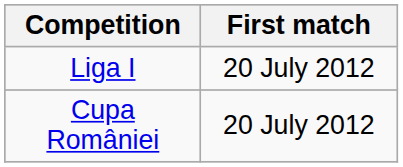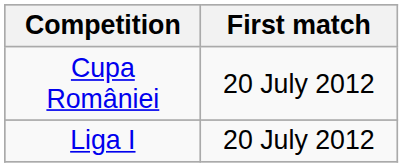rows swapped: (103, 68) <-> (103, 125)
